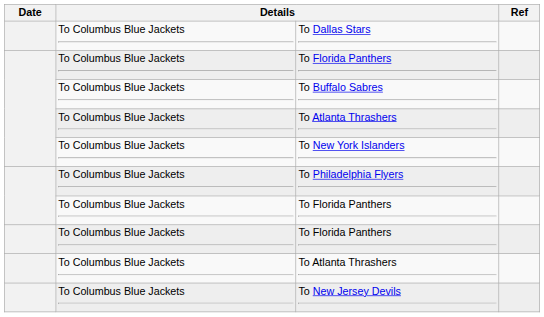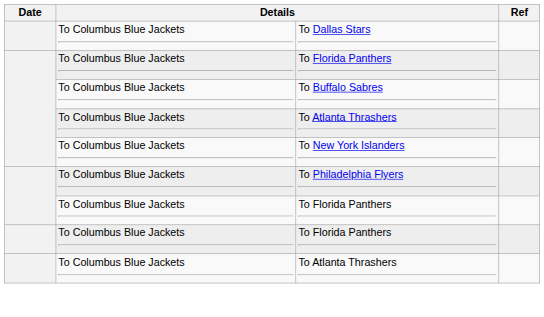- row: (30, 297)
